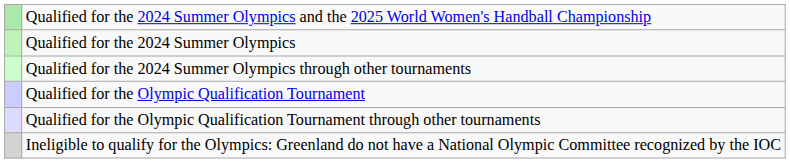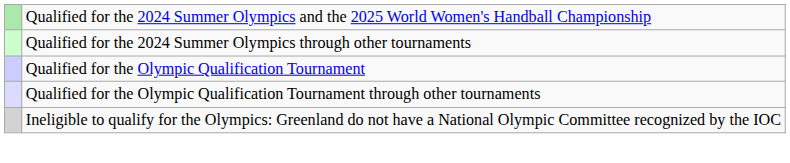- row: (161, 42)
